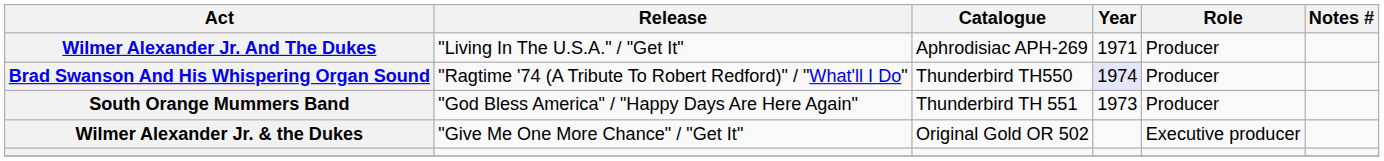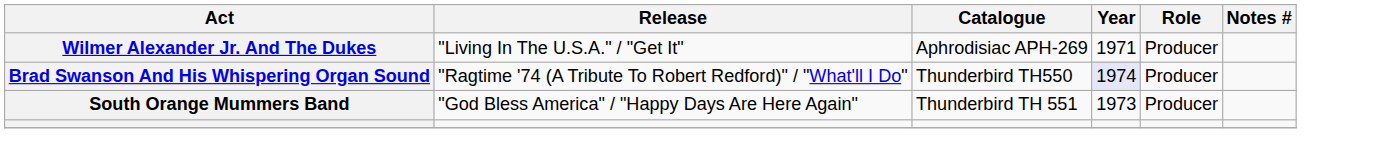- row: (219, 133)
